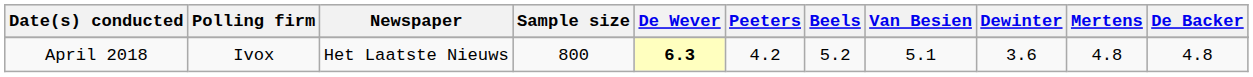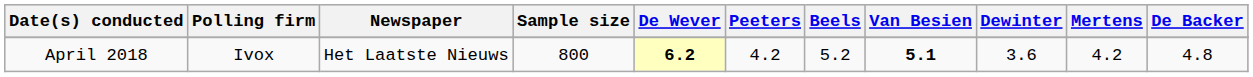(680, 55) 6.3 -> (680, 55) 6.2
(921, 55) normal -> (921, 55) bold
(1107, 55) 4.8 -> (1107, 55) 4.2
